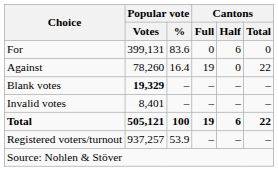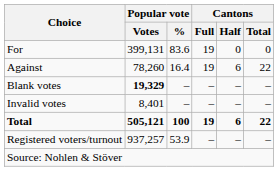(211, 49) 0 -> (209, 49) 19
(238, 49) 6 -> (238, 49) 0
(238, 67) 0 -> (238, 67) 6
